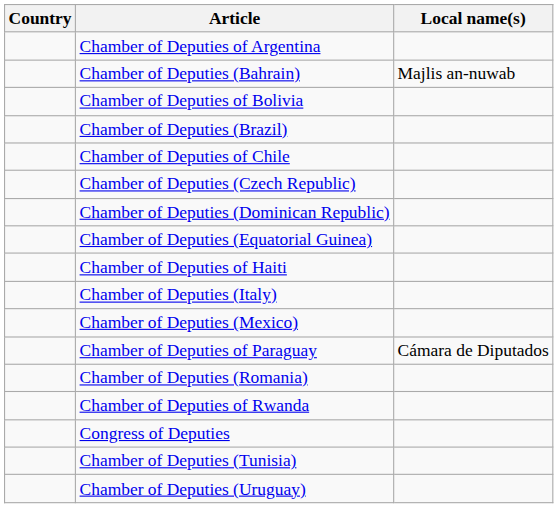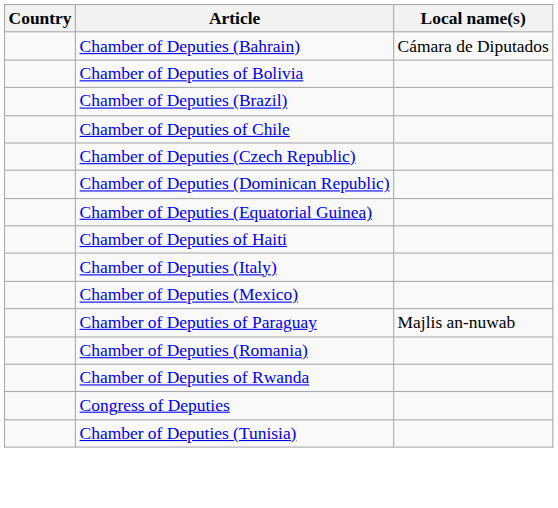- row: (200, 45)
(456, 73) Majlis an-nuwab -> (473, 45) Cámara de Diputados
(473, 350) Cámara de Diputados -> (456, 322) Majlis an-nuwab
- row: (193, 488)
